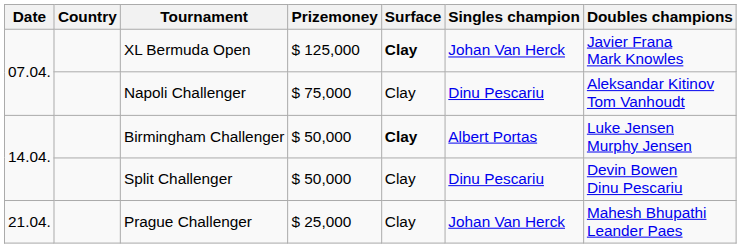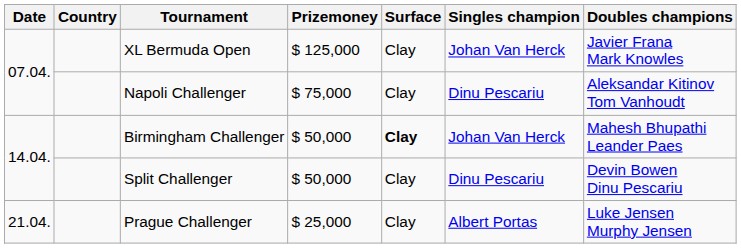(401, 50) bold -> (400, 50) normal
(493, 135) Albert Portas -> (507, 135) Johan Van Herck
(639, 135) Luke Jensen Murphy Jensen -> (647, 135) Mahesh Bhupathi Leander Paes
(507, 221) Johan Van Herck -> (493, 221) Albert Portas
(647, 221) Mahesh Bhupathi Leander Paes -> (639, 221) Luke Jensen Murphy Jensen
